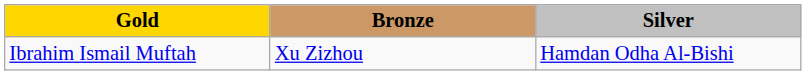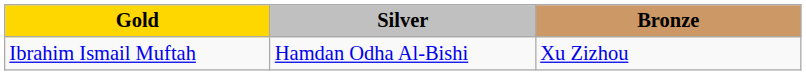columns swapped: (668, 20) <-> (403, 20)
